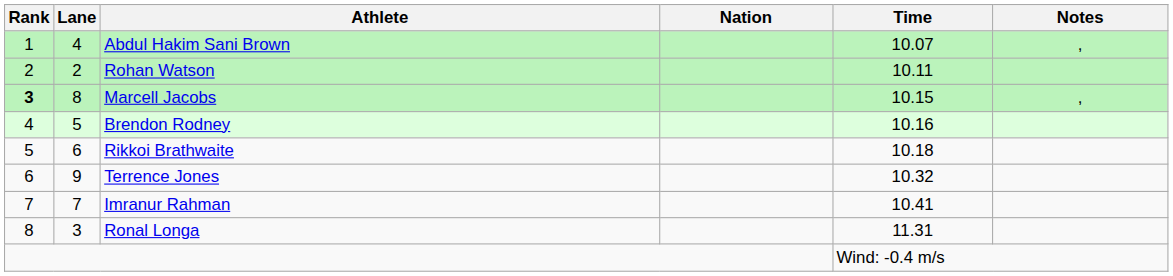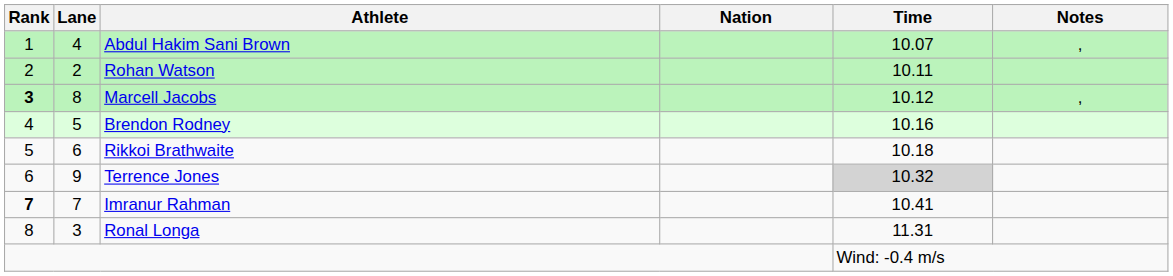(913, 97) 10.15 -> (913, 97) 10.12
(913, 177) no background -> (913, 177) lightgrey background
(29, 204) normal -> (29, 204) bold
